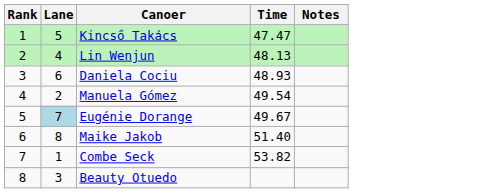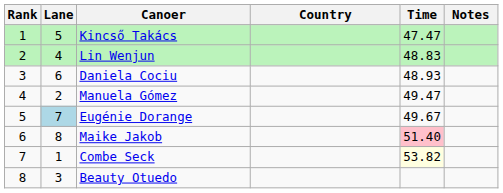+ column: (325, 15)
(272, 55) 48.13 -> (422, 55) 48.83
(272, 96) 49.54 -> (422, 96) 49.47
(272, 137) no background -> (422, 137) pink background
(272, 157) no background -> (422, 157) lightyellow background
